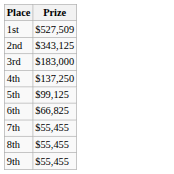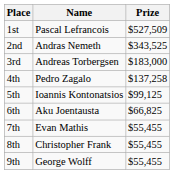+ column: (79, 12)
(55, 45) $343,125 -> (148, 45) $343,525
(55, 78) $137,250 -> (148, 78) $137,258
